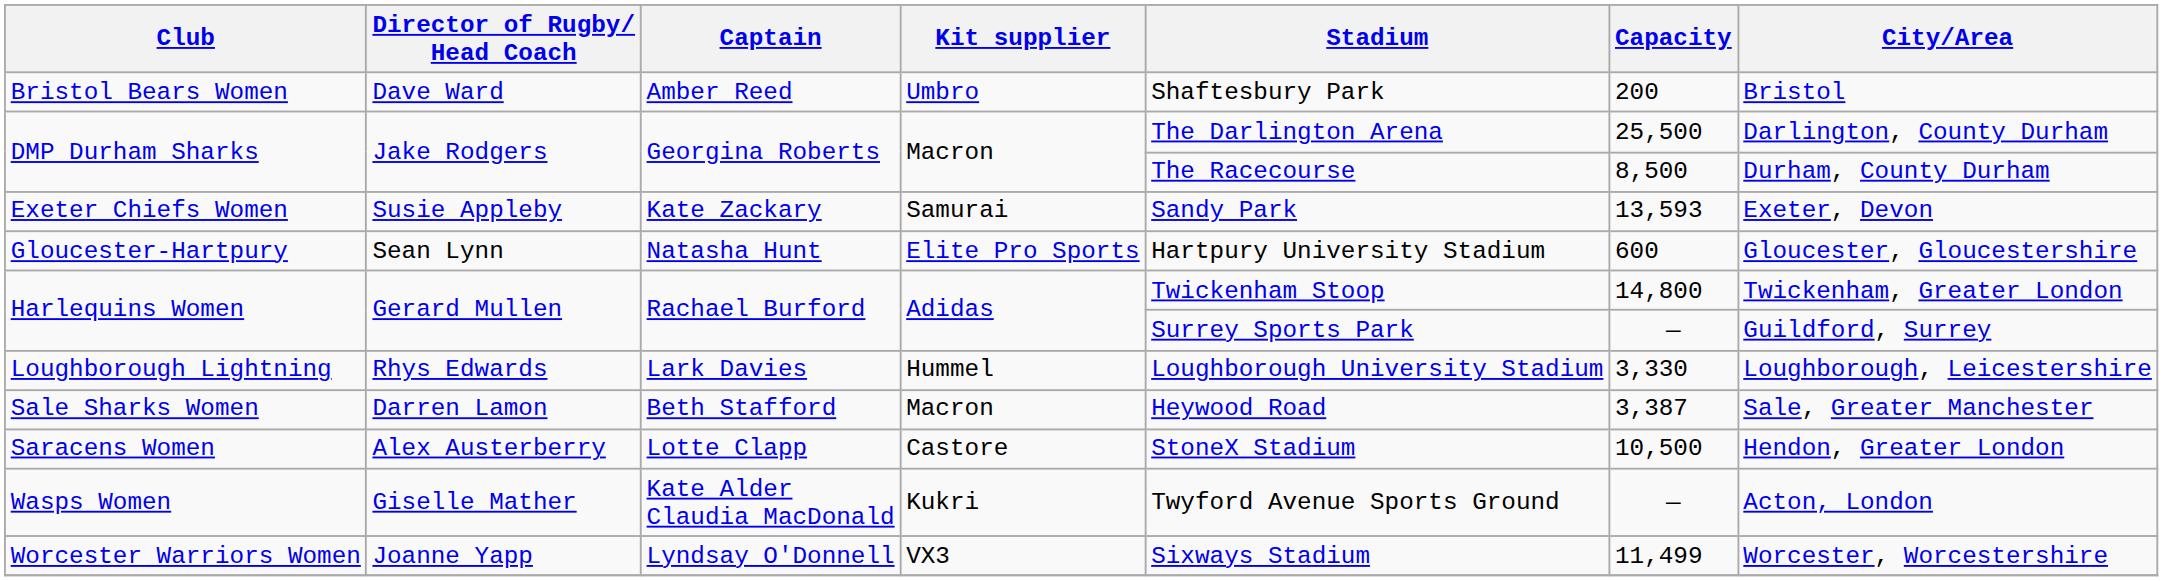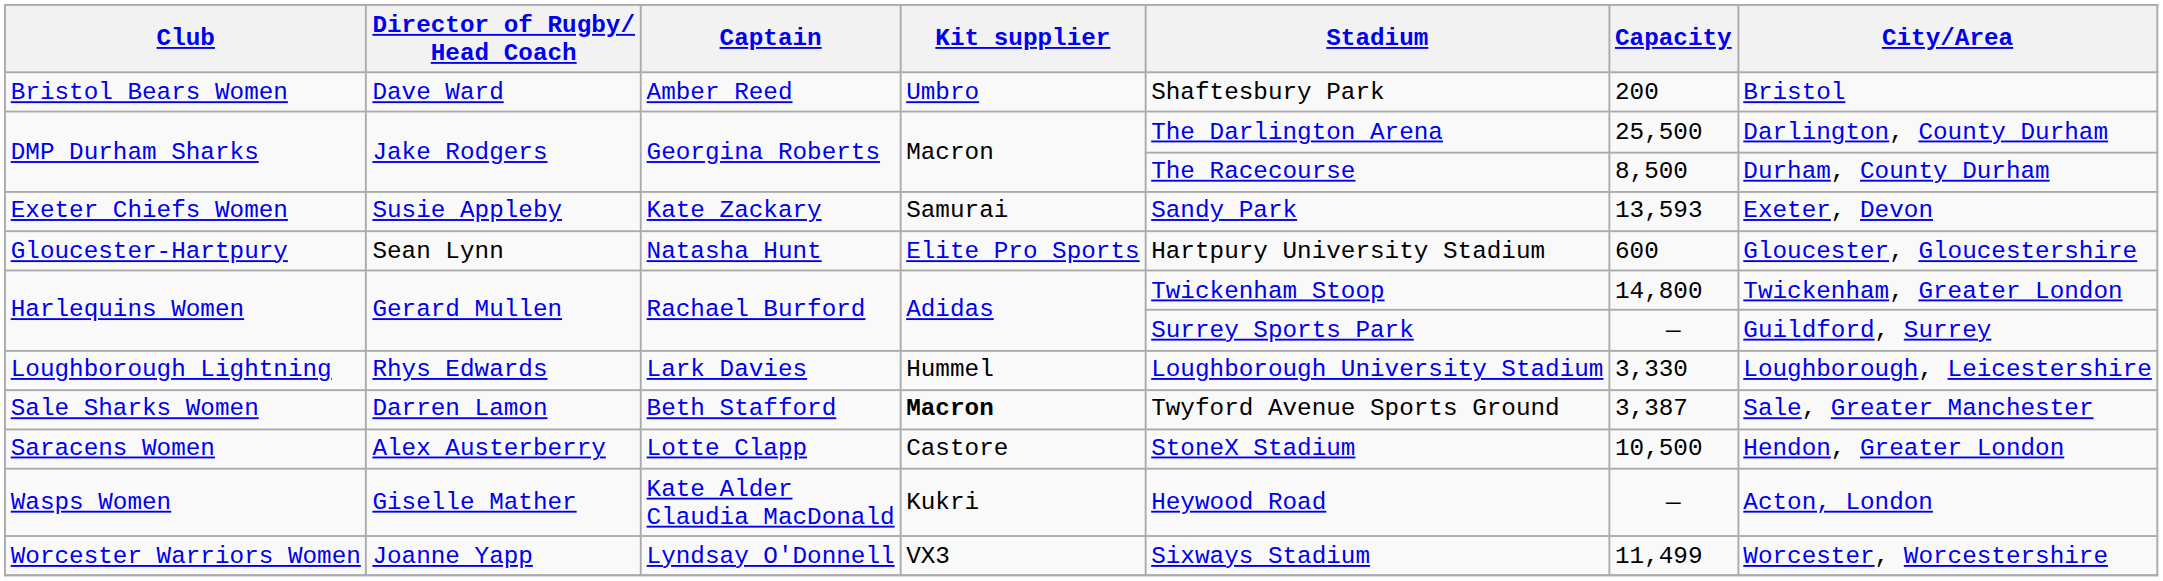(950, 409) normal -> (950, 409) bold
(1239, 409) Heywood Road -> (1355, 409) Twyford Avenue Sports Ground
(1355, 503) Twyford Avenue Sports Ground -> (1239, 503) Heywood Road
